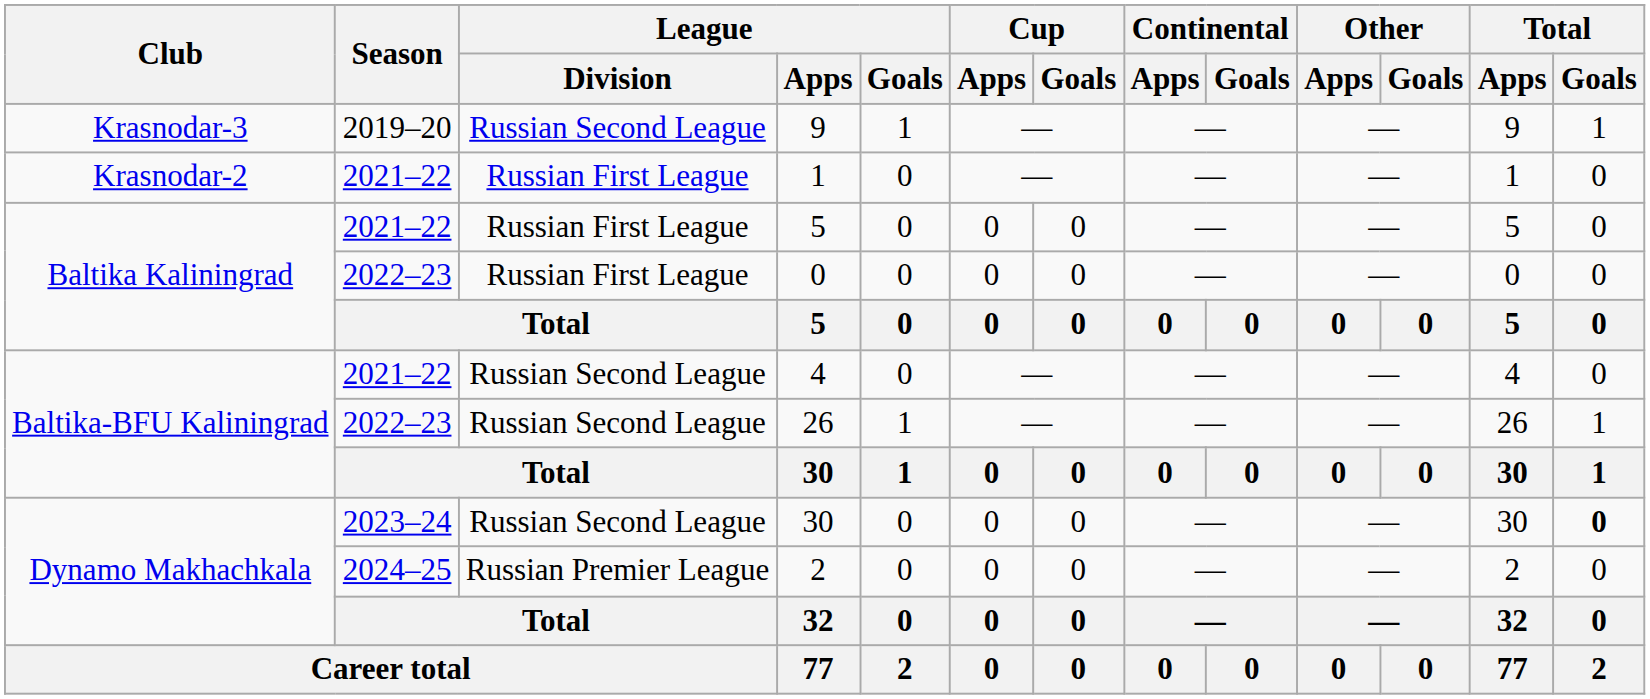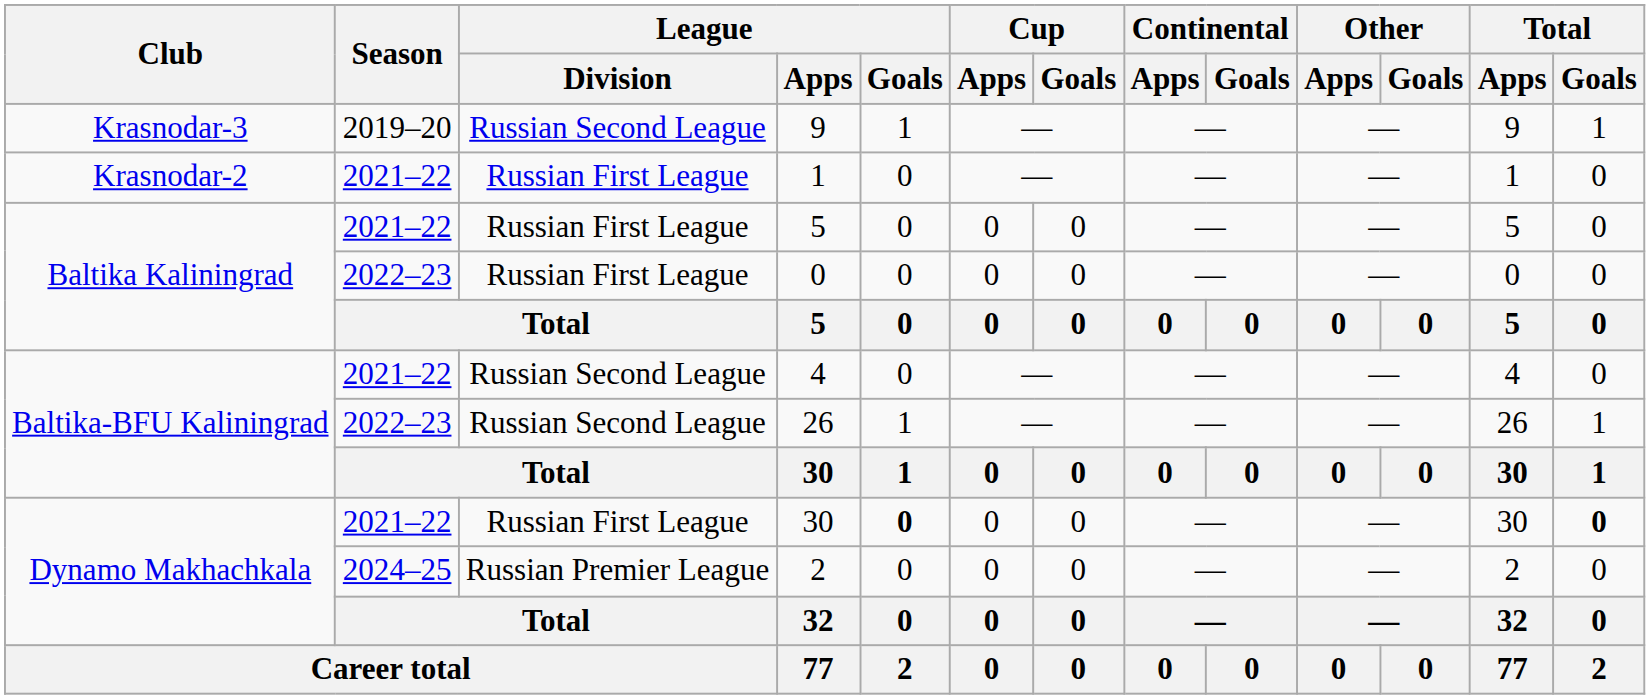(397, 521) 2023–24 -> (397, 521) 2021–22
(617, 521) Russian Second League -> (617, 521) Russian First League
(905, 521) normal -> (905, 521) bold
